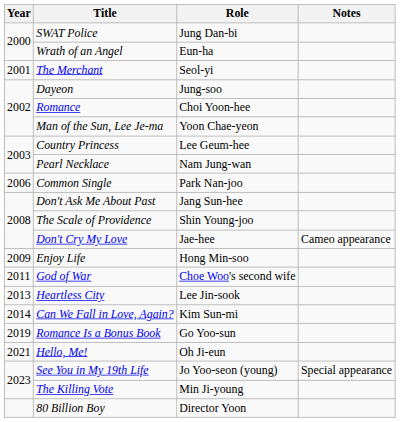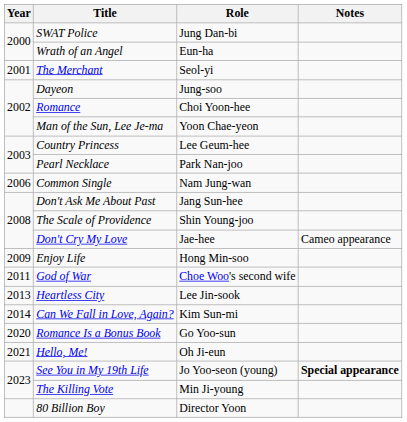(215, 164) Nam Jung-wan -> (211, 164) Park Nan-joo
(211, 182) Park Nan-joo -> (215, 182) Nam Jung-wan
(19, 333) 2019 -> (19, 333) 2020
(347, 370) normal -> (350, 370) bold
